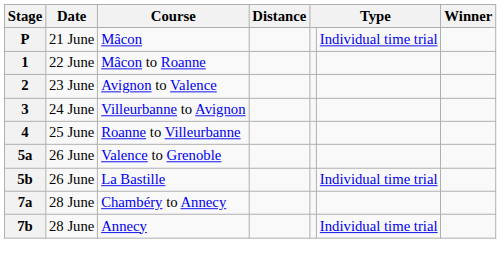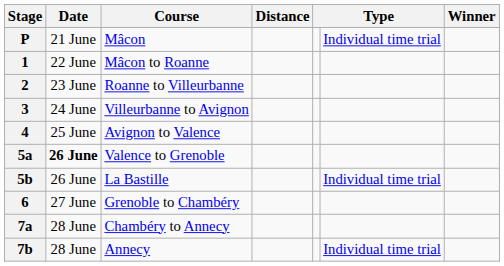(159, 86) Avignon to Valence -> (174, 86) Roanne to Villeurbanne
(171, 132) Roanne to Villeurbanne -> (162, 132) Avignon to Valence
(72, 156) normal -> (73, 156) bold
+ row: (25, 202)
